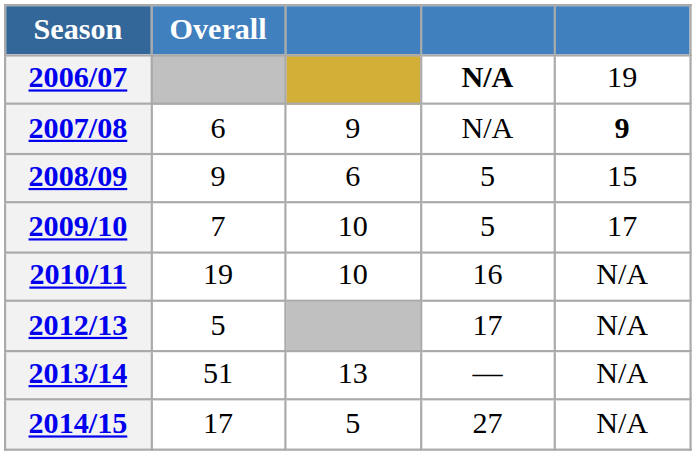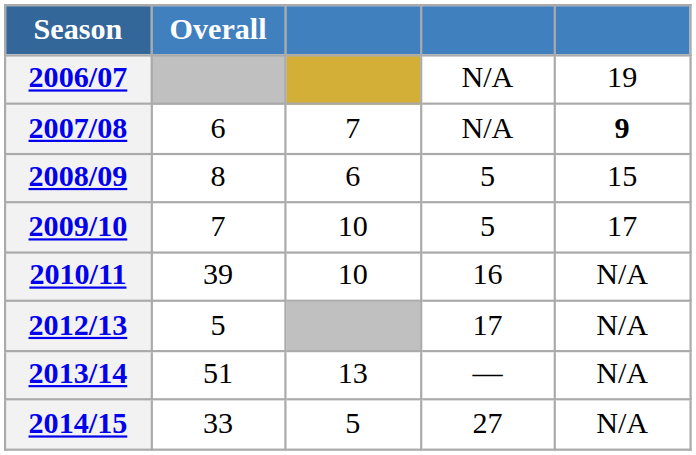(487, 78) bold -> (487, 78) normal
(353, 127) 9 -> (353, 127) 7
(218, 176) 9 -> (218, 176) 8
(218, 275) 19 -> (218, 275) 39
(218, 423) 17 -> (218, 423) 33
